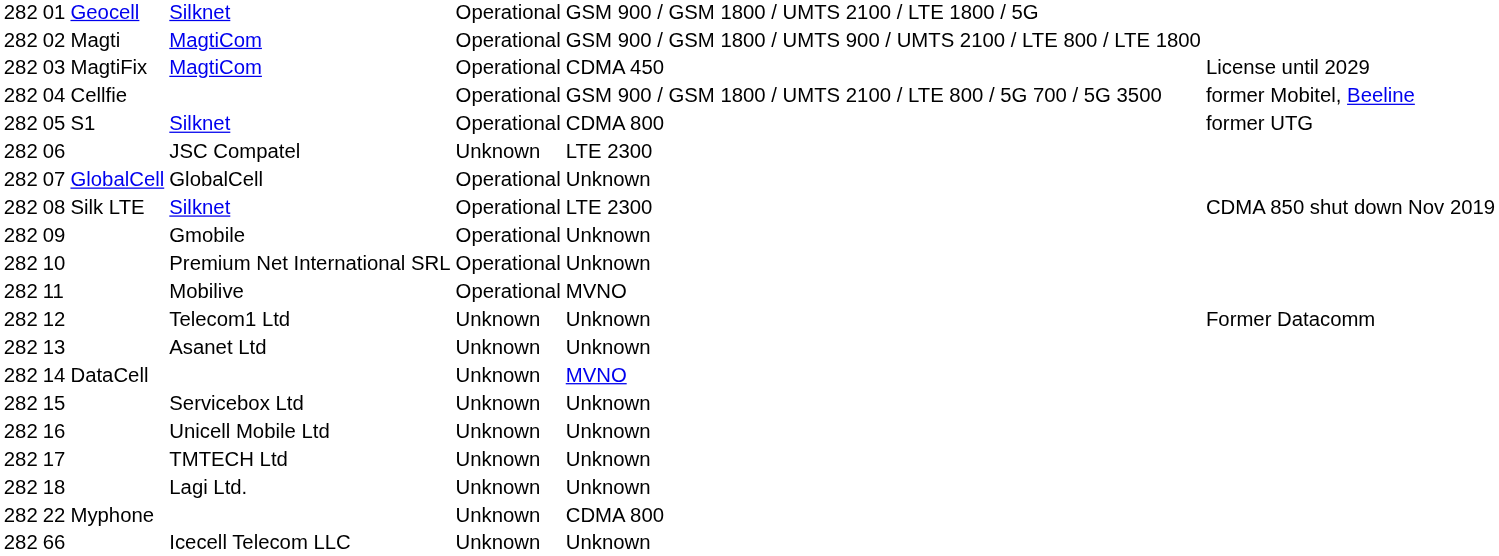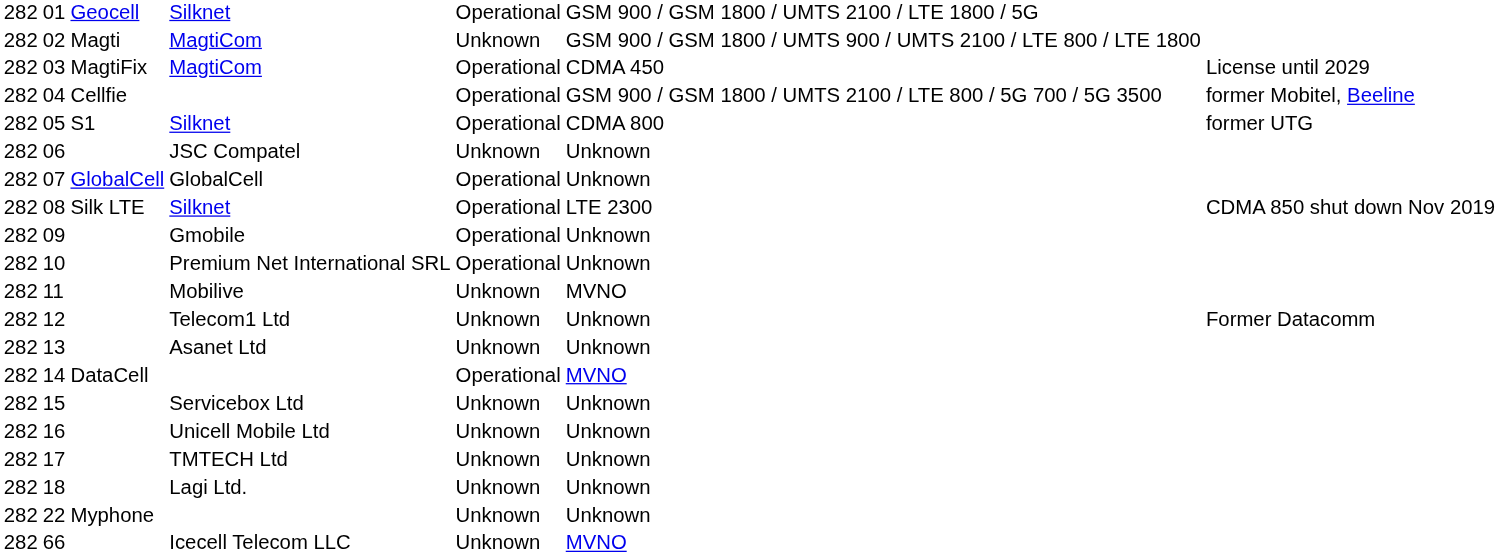(508, 40) Operational -> (498, 40) Unknown
(609, 151) LTE 2300 -> (608, 151) Unknown
(508, 291) Operational -> (498, 291) Unknown
(498, 375) Unknown -> (508, 375) Operational
(615, 515) CDMA 800 -> (608, 515) Unknown
(608, 542) Unknown -> (596, 542) MVNO
